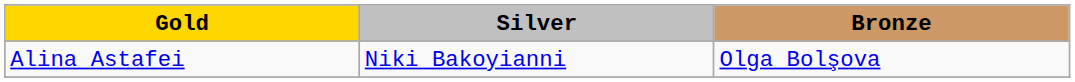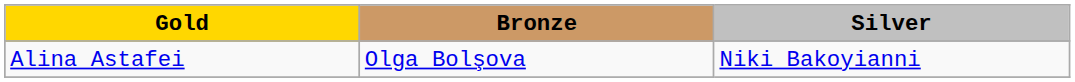columns swapped: (537, 23) <-> (891, 23)
